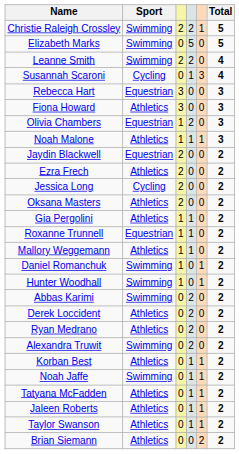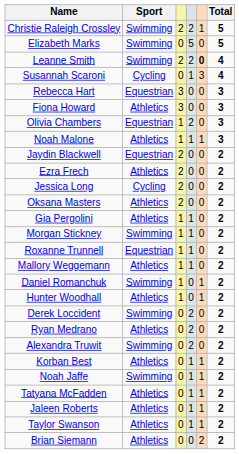(202, 60) normal -> (202, 60) bold
+ row: (64, 234)
(149, 282) Swimming -> (149, 298) Athletics
- row: (64, 298)
(149, 314) Athletics -> (149, 314) Swimming
